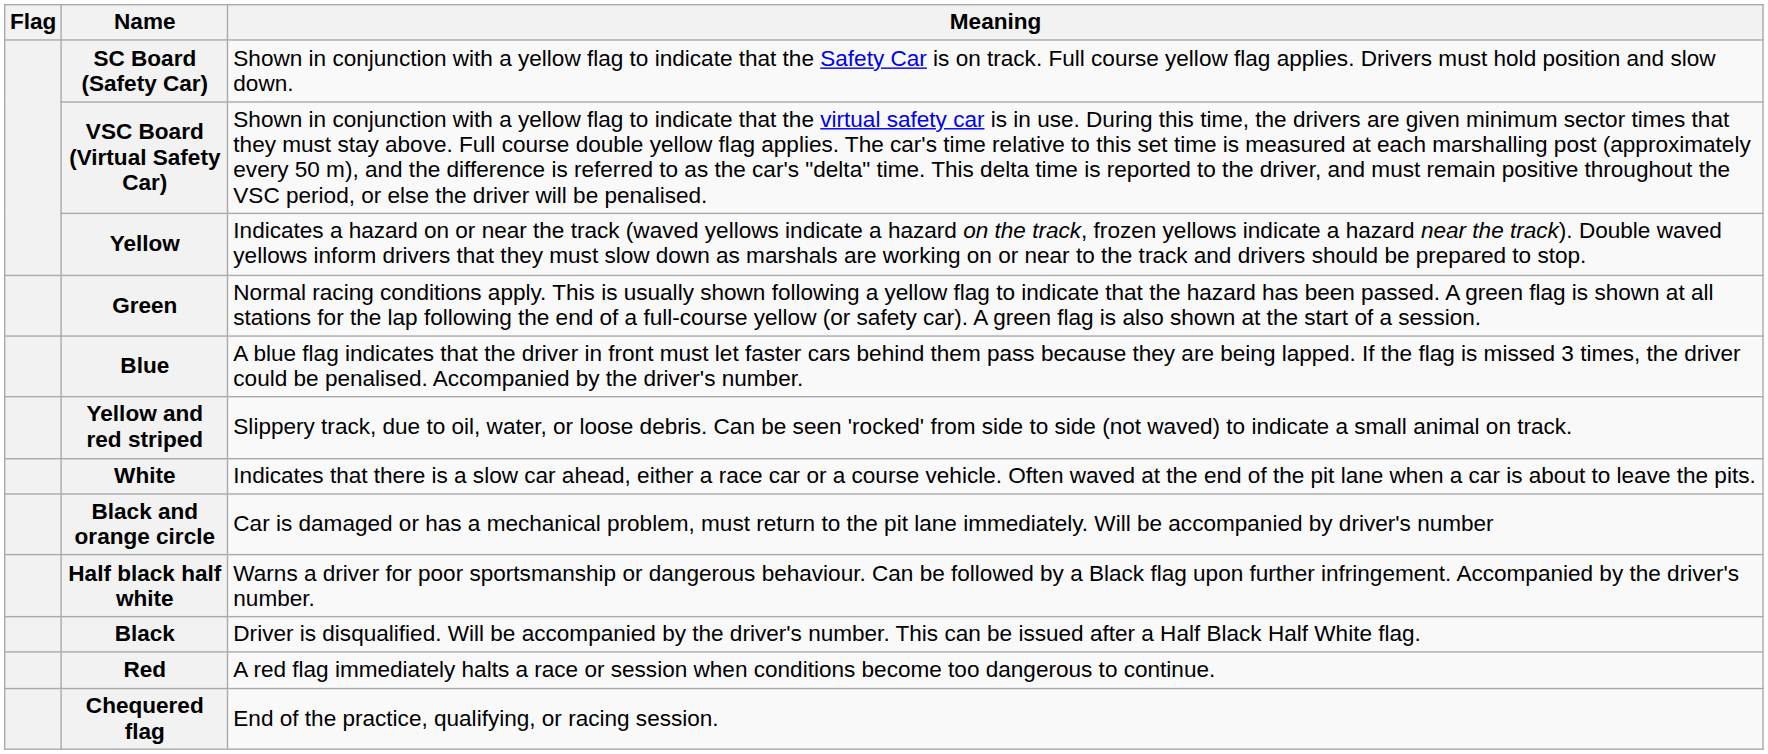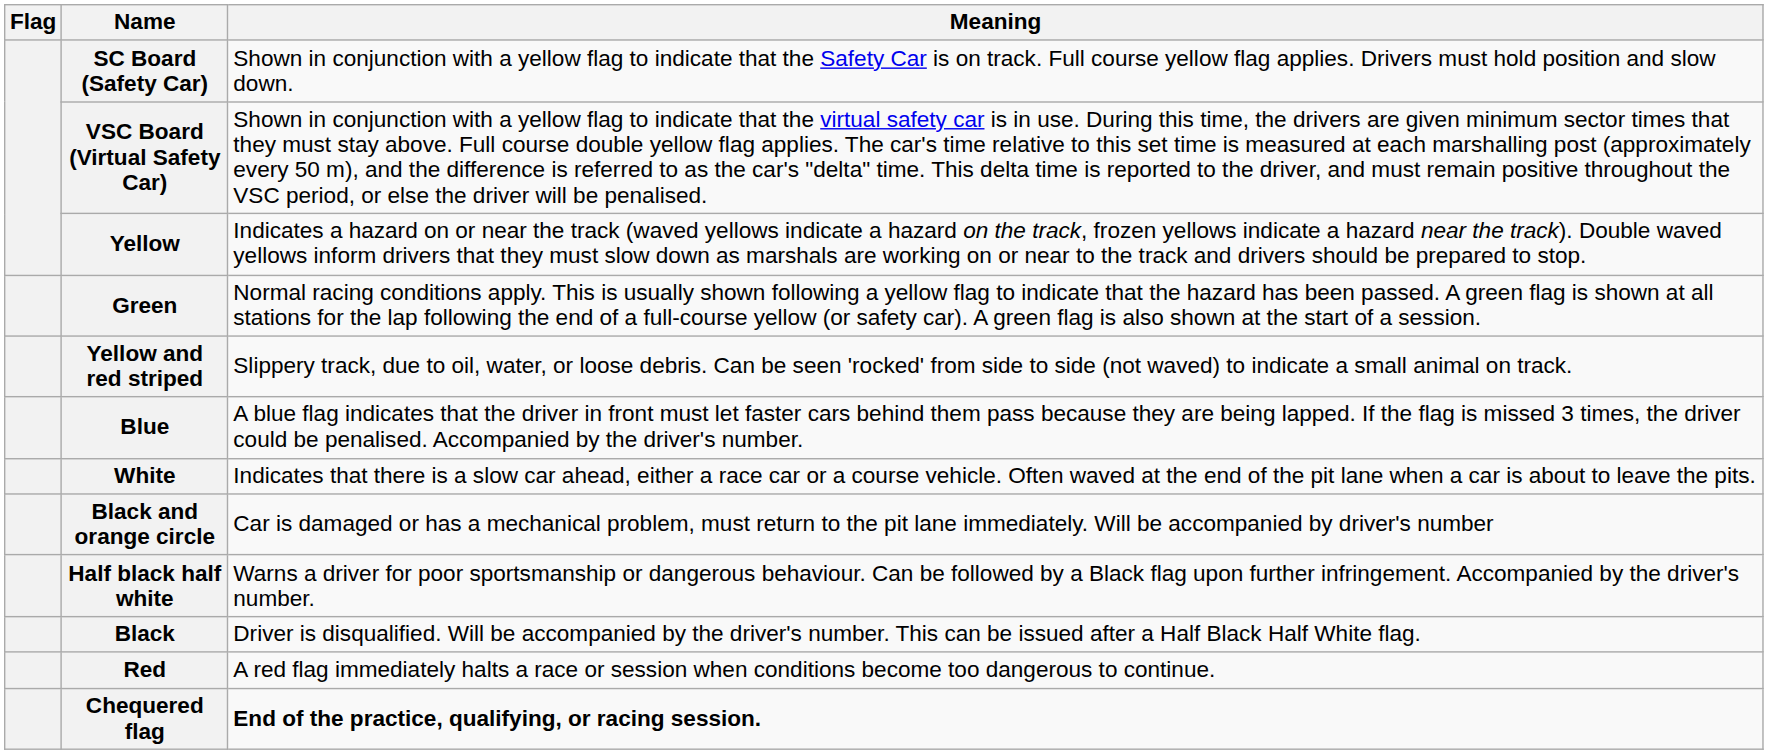rows swapped: (145, 427) <-> (145, 366)
(476, 718) normal -> (497, 718) bold
